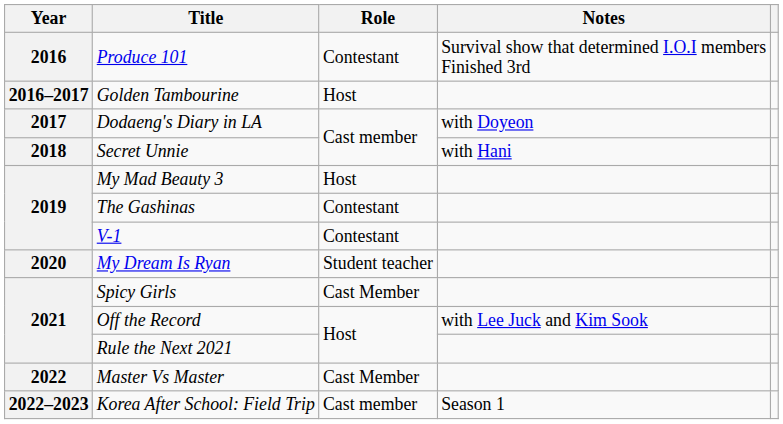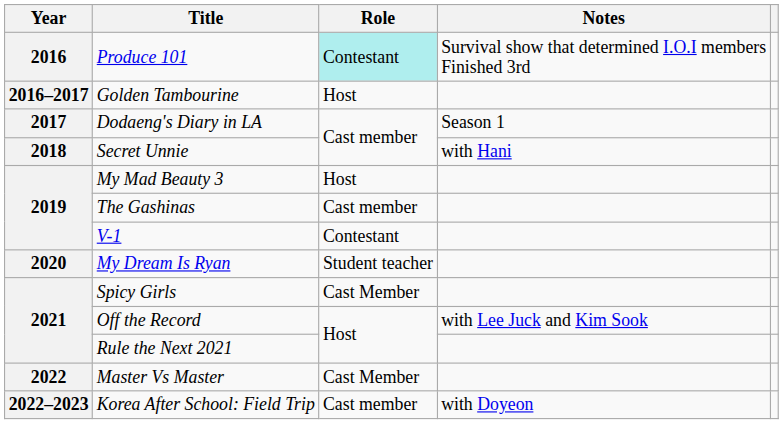(361, 56) no background -> (361, 56) paleturquoise background
(487, 123) with Doyeon -> (473, 123) Season 1
(361, 207) Contestant -> (370, 207) Cast member
(473, 404) Season 1 -> (487, 404) with Doyeon
